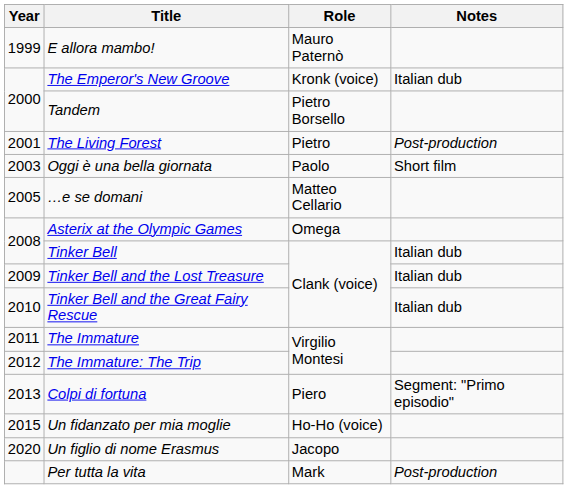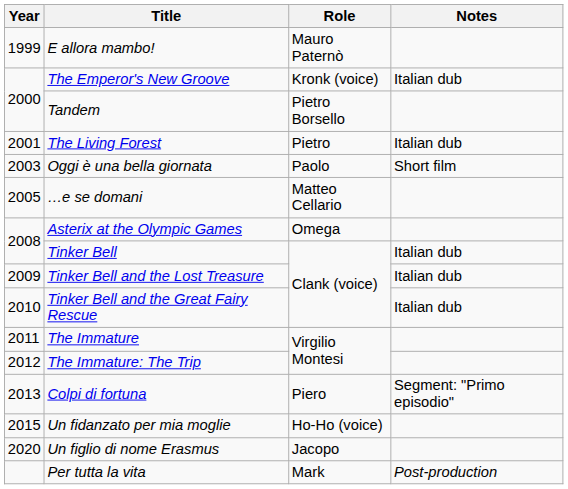(446, 142) Post-production -> (428, 142) Italian dub
